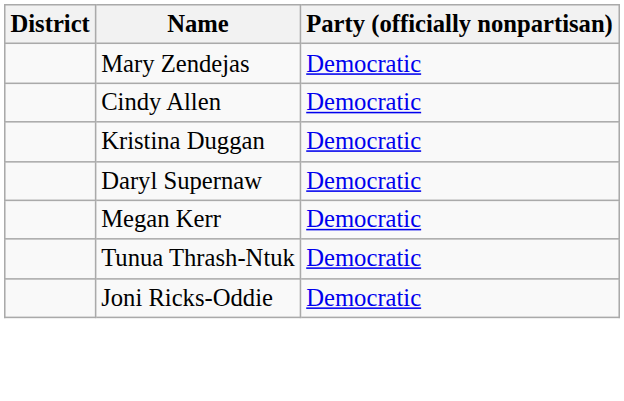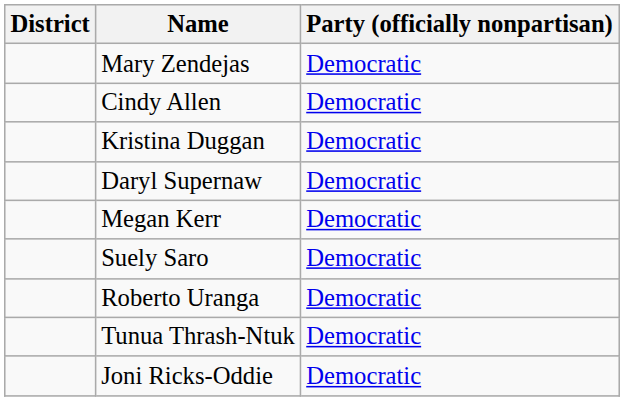+ row: (155, 258)
+ row: (180, 297)
